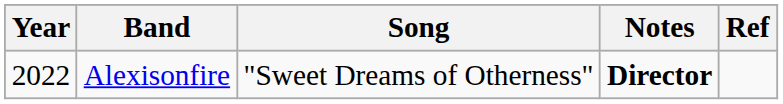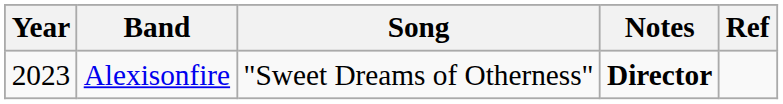(41, 74) 2022 -> (41, 74) 2023
